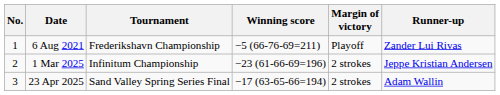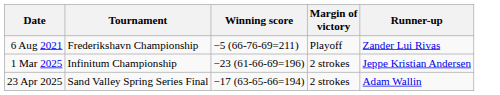- column: (15, 20)
